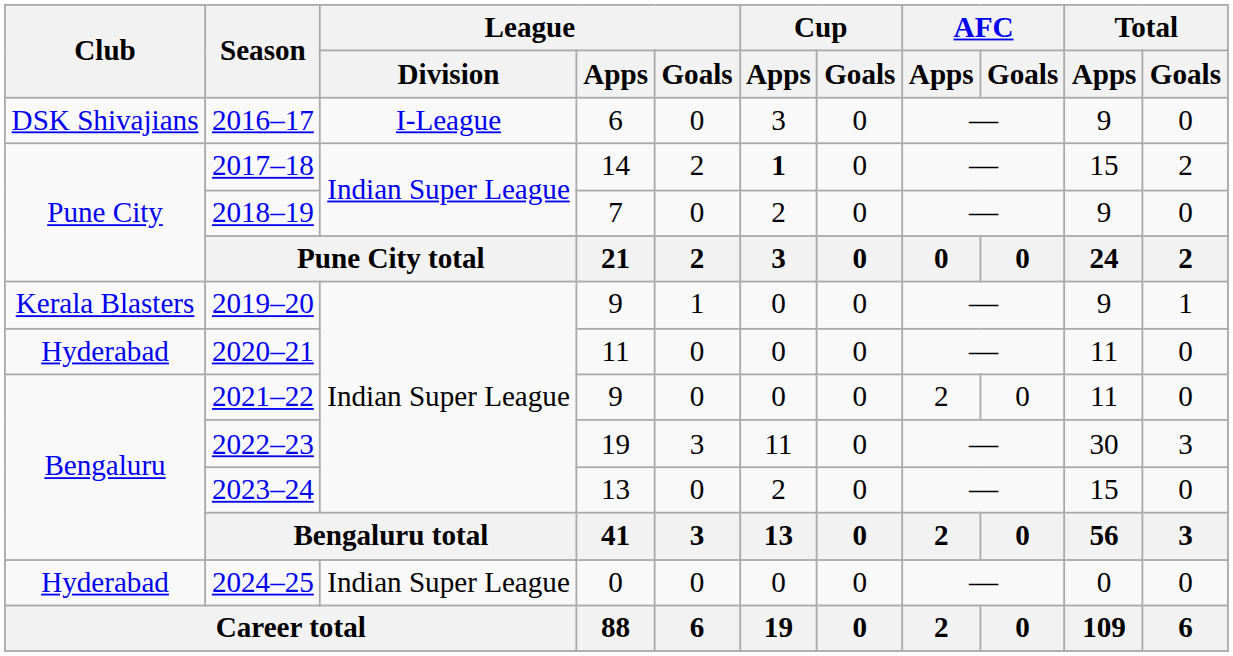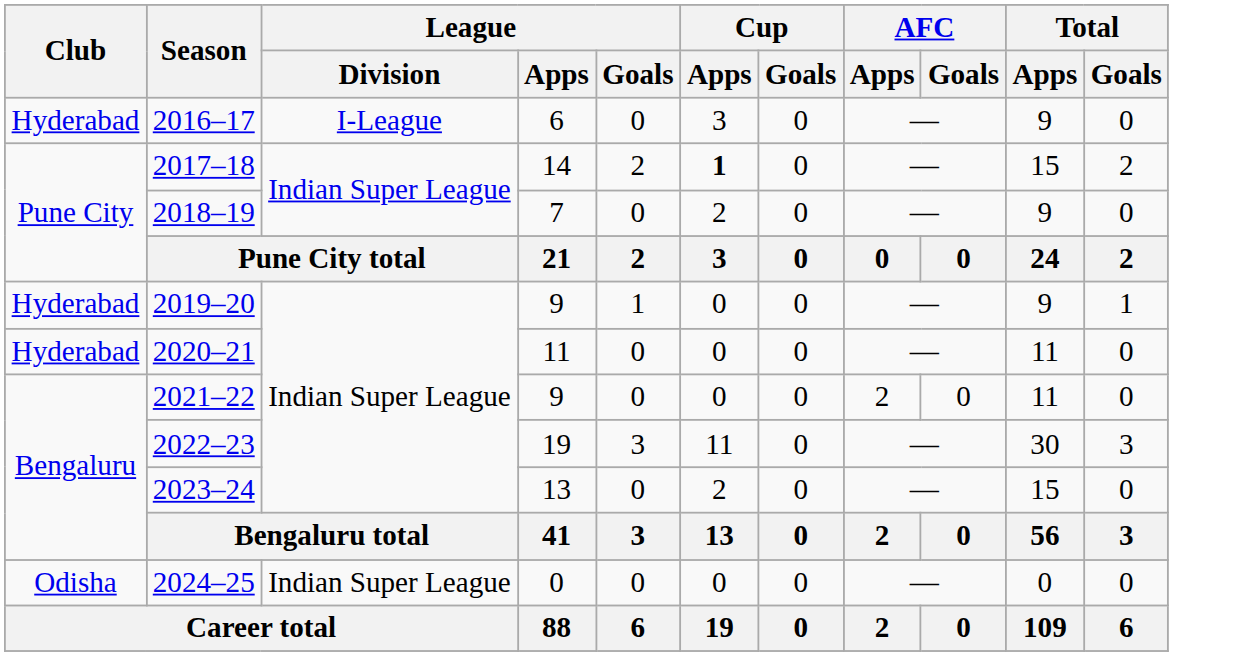(105, 119) DSK Shivajians -> (75, 119) Hyderabad
(105, 304) Kerala Blasters -> (75, 304) Hyderabad
(105, 581) Hyderabad -> (75, 581) Odisha
